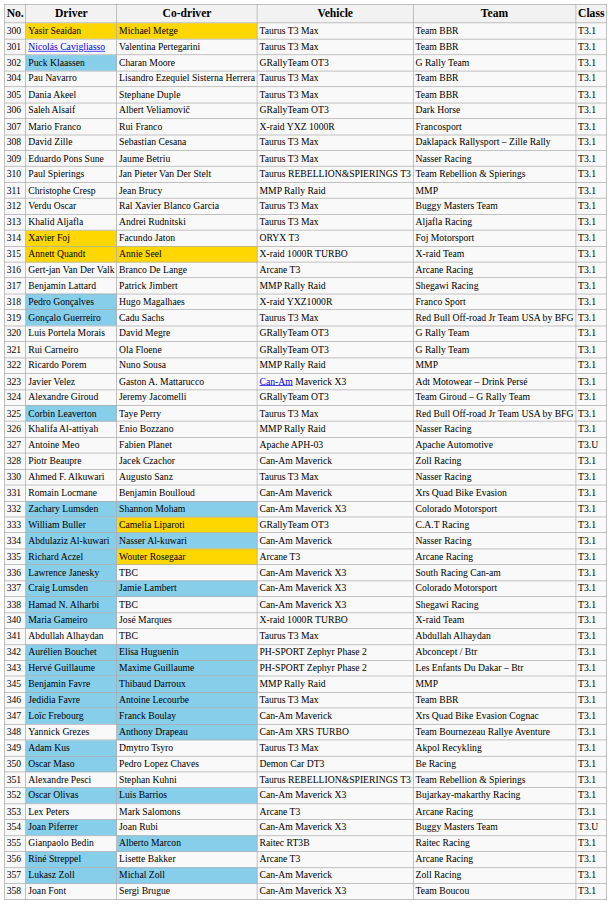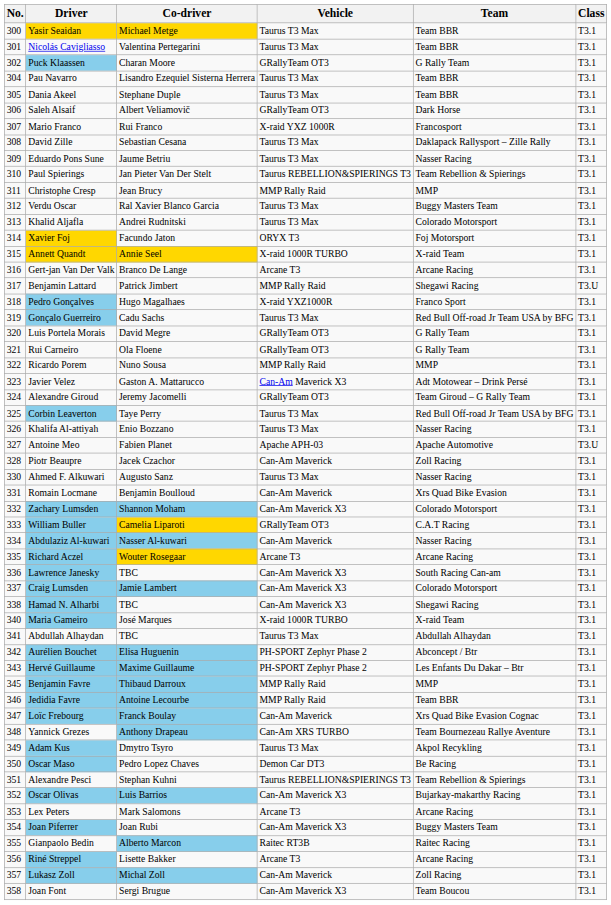(444, 221) Aljafla Racing -> (456, 221) Colorado Motorsport
(587, 285) T3.1 -> (588, 285) T3.U
(293, 429) MMP Rally Raid -> (289, 429) Taurus T3 Max
(289, 699) Taurus T3 Max -> (293, 699) MMP Rally Raid
(588, 827) T3.U -> (587, 827) T3.1
